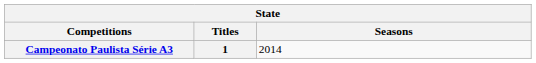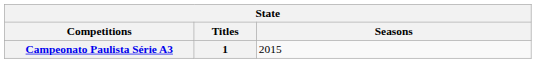(270, 49) 2014 -> (270, 49) 2015
